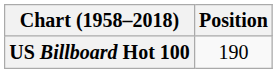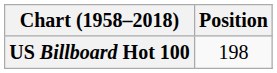(233, 52) 190 -> (233, 52) 198
